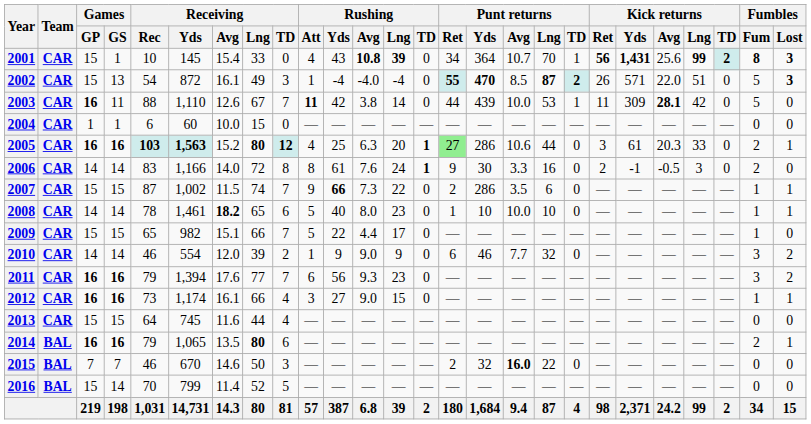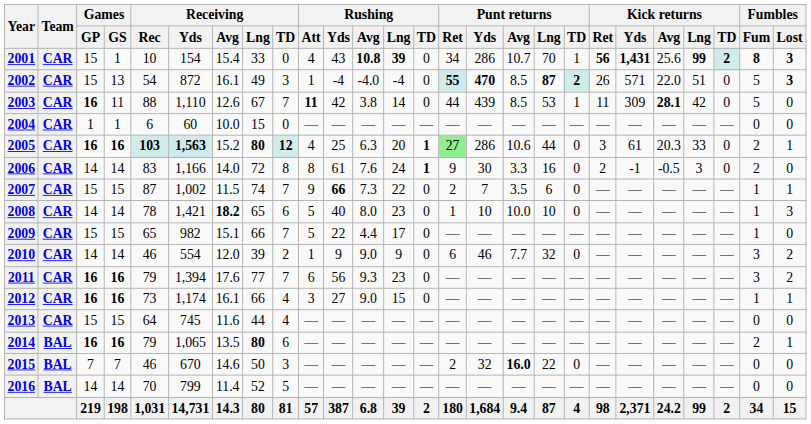(190, 59) 145 -> (190, 59) 154
(485, 59) 364 -> (485, 59) 286
(519, 102) 10.0 -> (519, 102) 8.5
(485, 189) 286 -> (485, 189) 7
(190, 211) 1,461 -> (190, 211) 1,421
(790, 211) 1 -> (790, 211) 3
(90, 386) 15 -> (90, 386) 14
